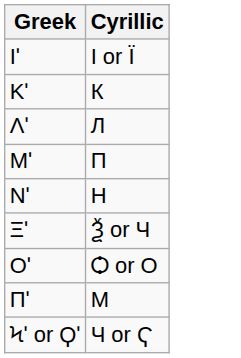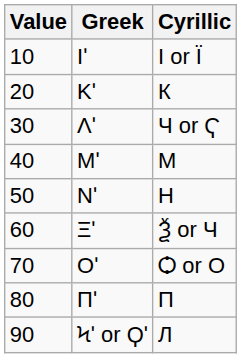+ column: (38, 21)
(98, 126) Л -> (189, 126) Ч or Ҁ
(99, 160) П -> (167, 160) М
(100, 299) М -> (166, 299) П
(122, 334) Ч or Ҁ -> (165, 334) Л
